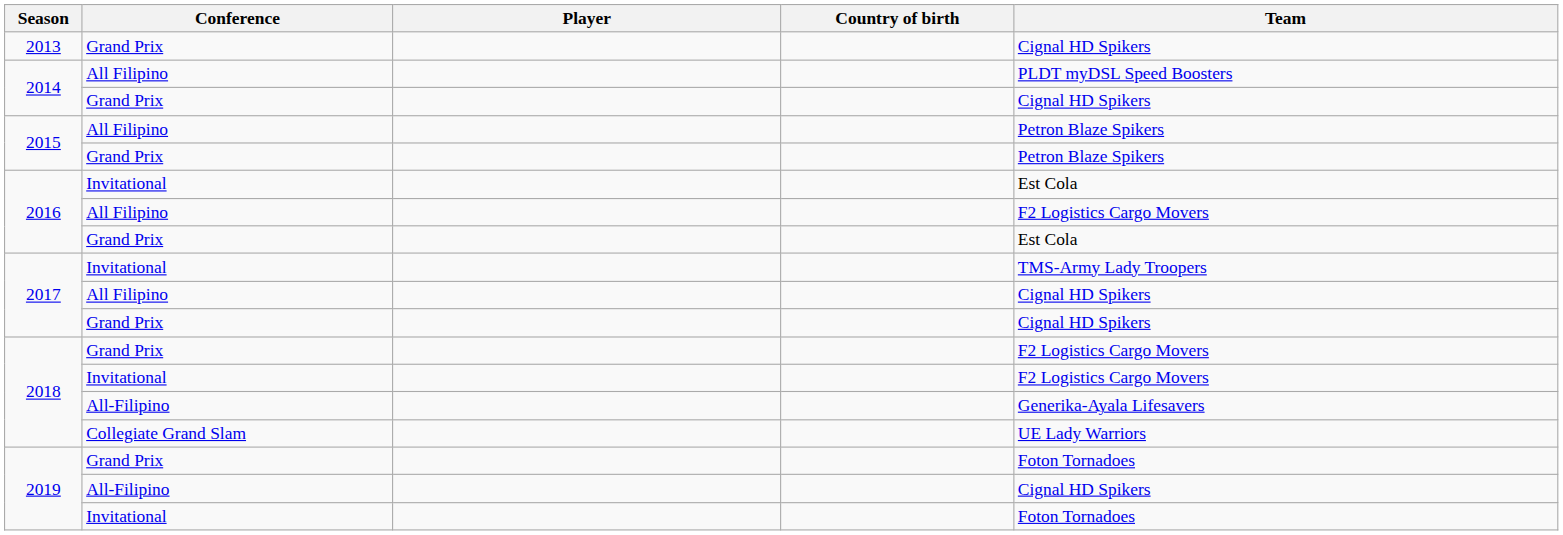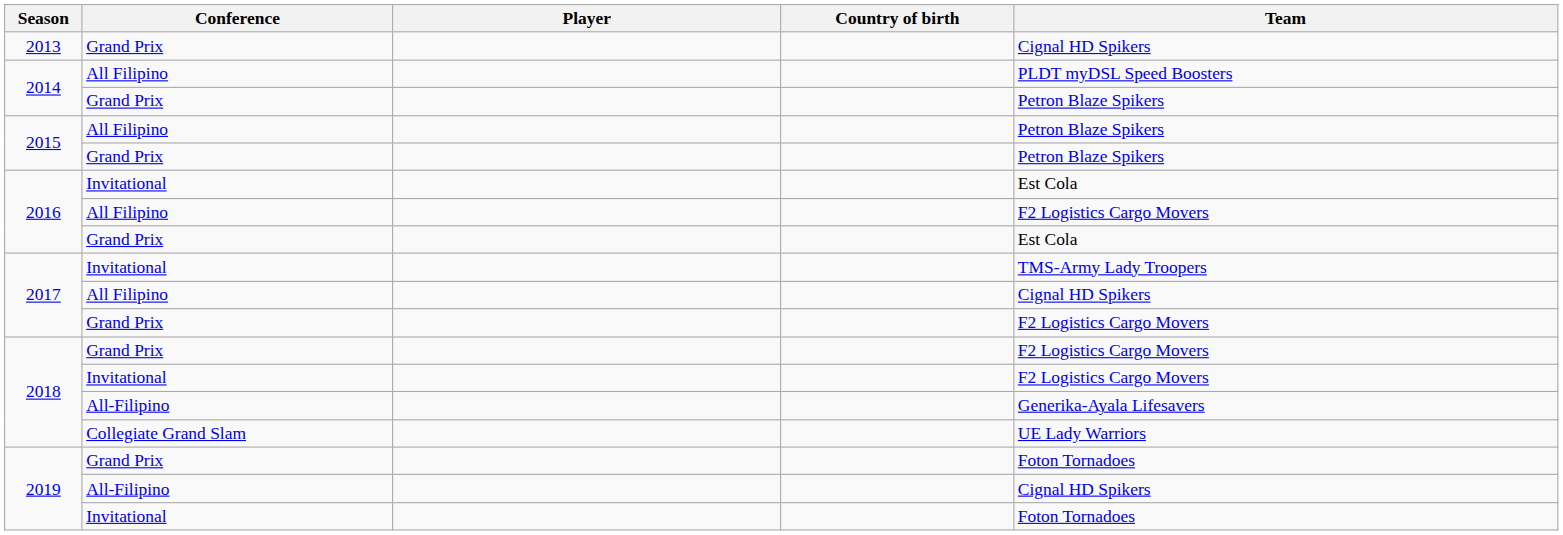(1084, 101) Cignal HD Spikers -> (1091, 101) Petron Blaze Spikers
(1084, 322) Cignal HD Spikers -> (1113, 322) F2 Logistics Cargo Movers
